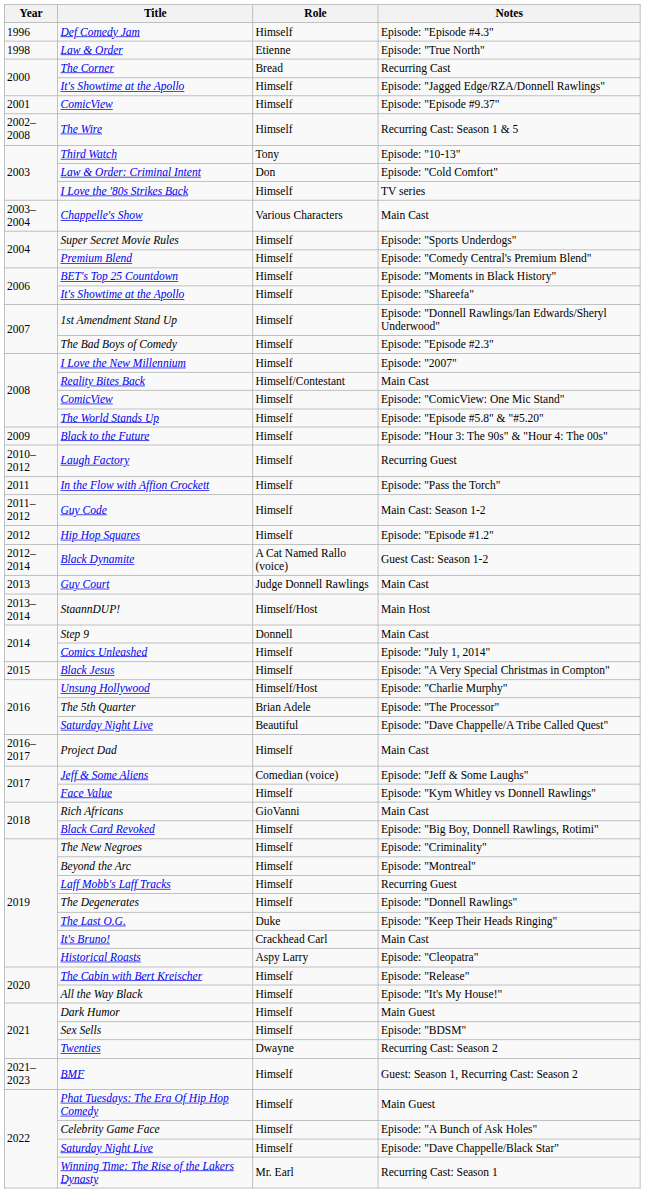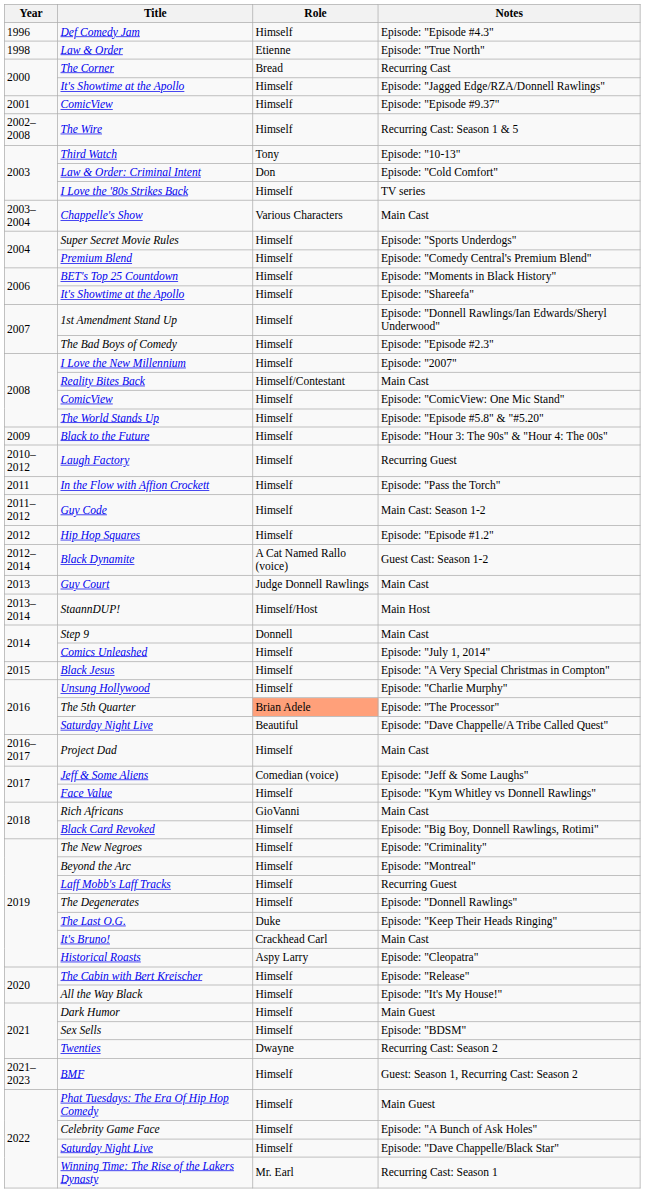(286, 688) Himself/Host -> (274, 688) Himself
(283, 707) no background -> (283, 707) lightsalmon background
